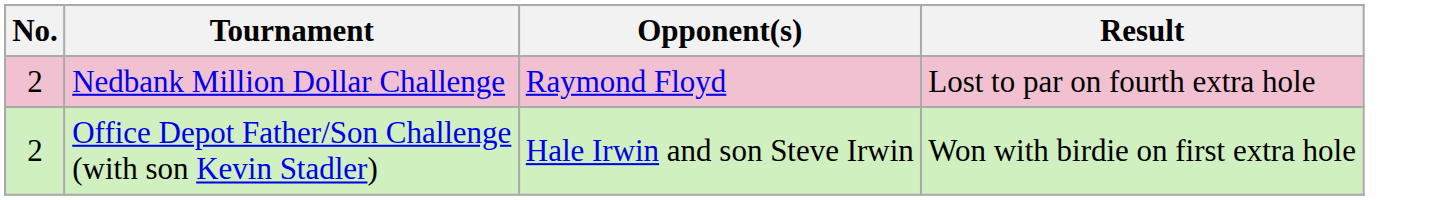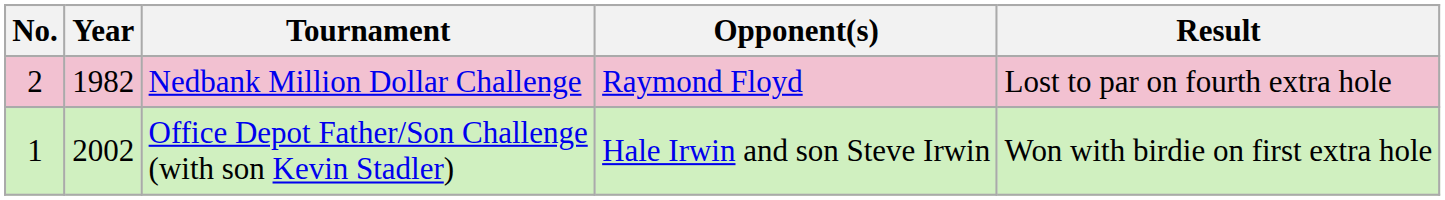+ column: (103, 30)
(35, 150) 2 -> (35, 150) 1
